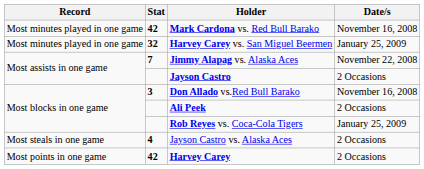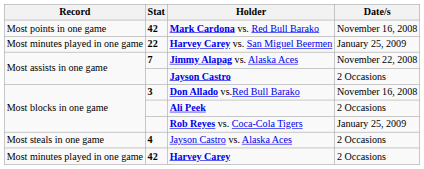(75, 28) Most minutes played in one game -> (56, 28) Most points in one game
(153, 44) 32 -> (153, 44) 22
(56, 156) Most points in one game -> (75, 156) Most minutes played in one game
